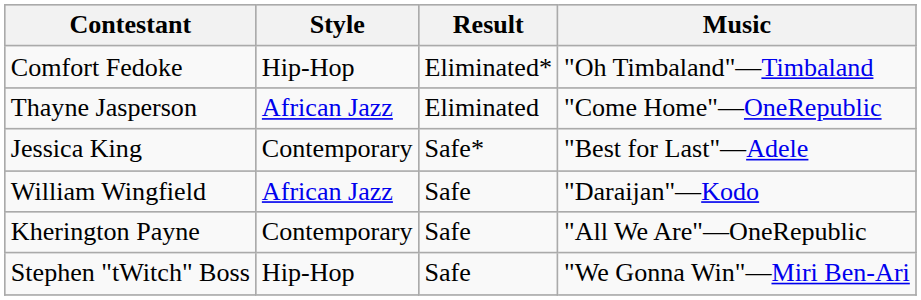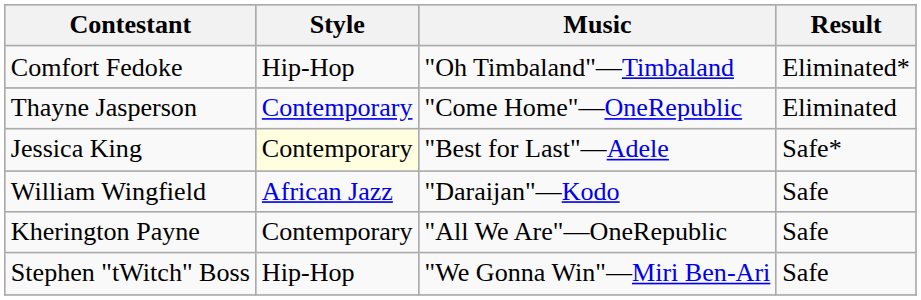columns swapped: (737, 25) <-> (488, 25)
(327, 107) African Jazz -> (337, 107) Contemporary
(337, 149) no background -> (337, 149) lightyellow background
